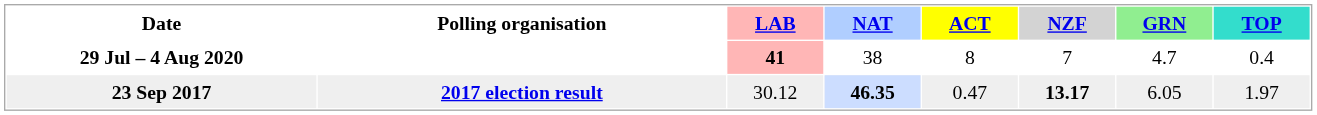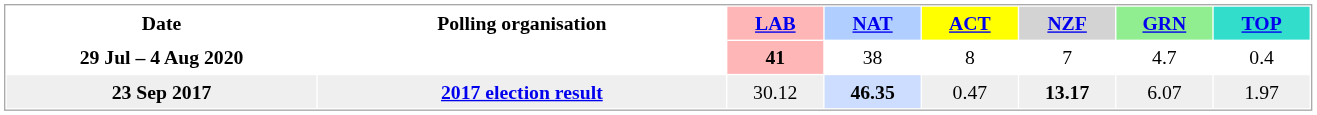(1164, 92) 6.05 -> (1164, 92) 6.07
